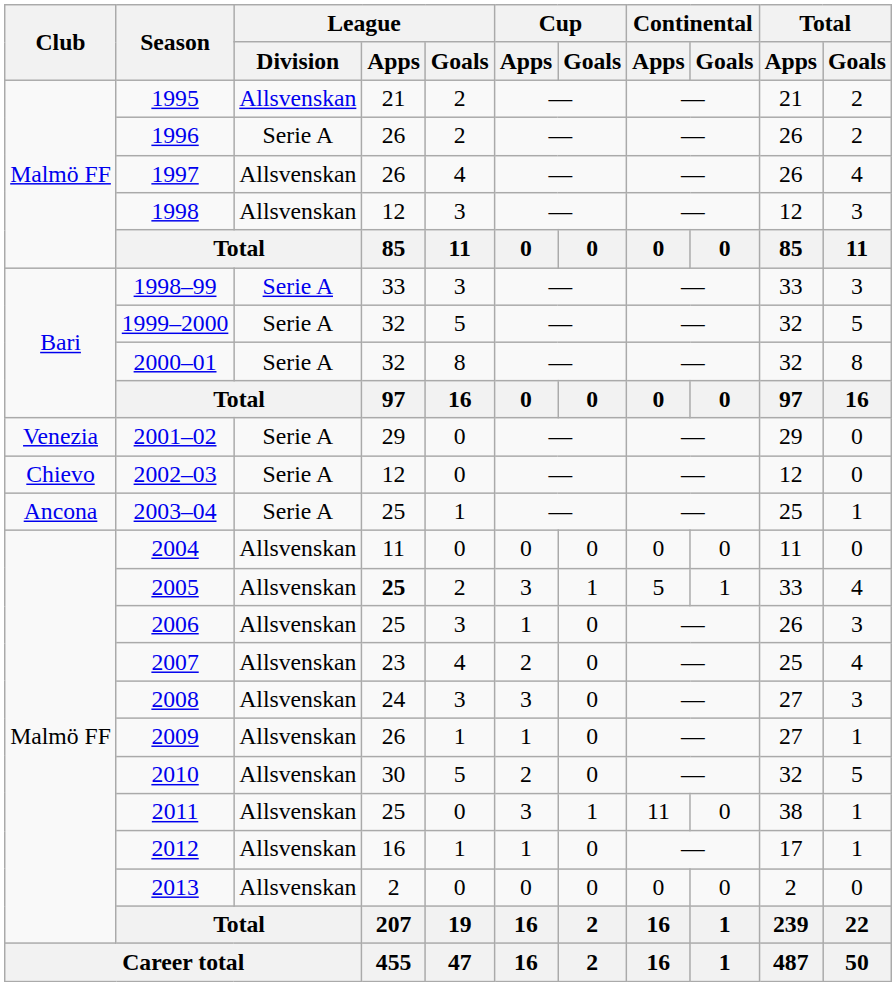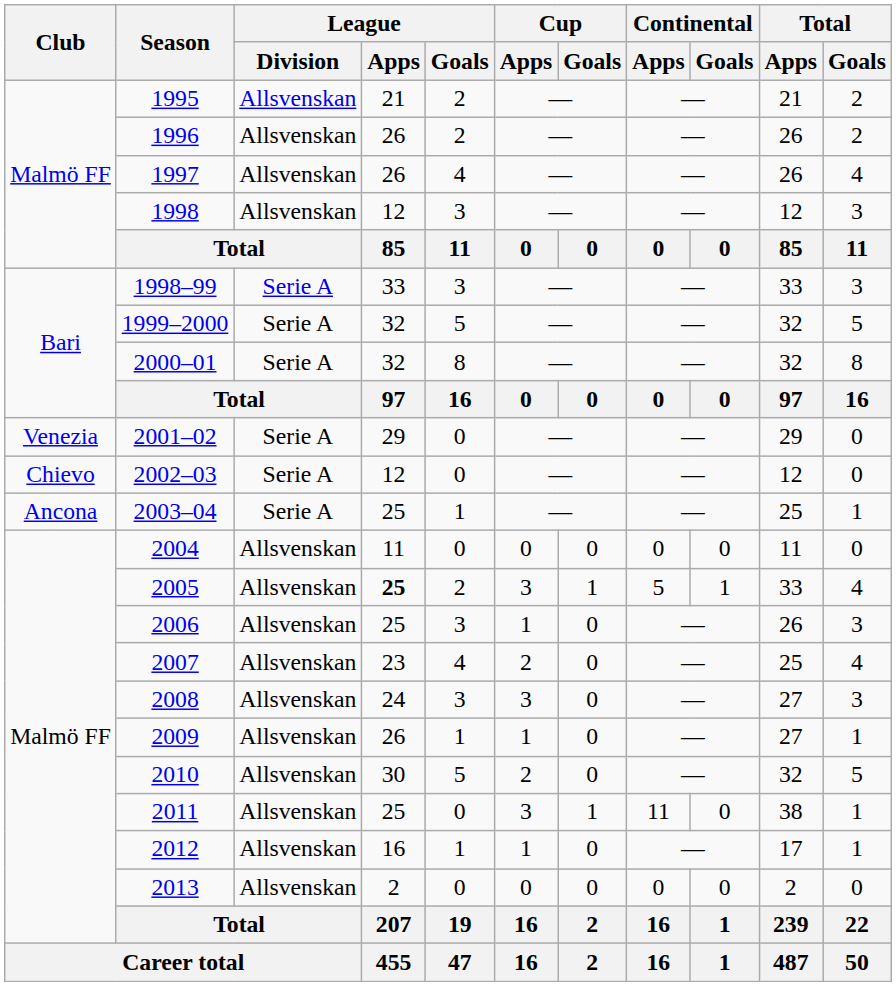(298, 135) Serie A -> (298, 135) Allsvenskan
